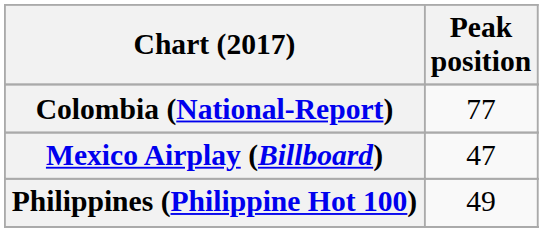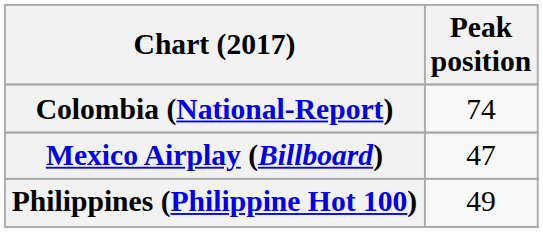(481, 108) 77 -> (481, 108) 74
